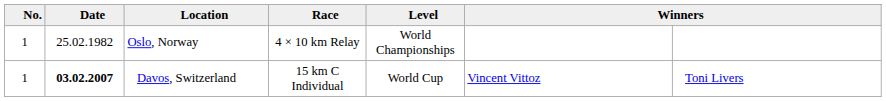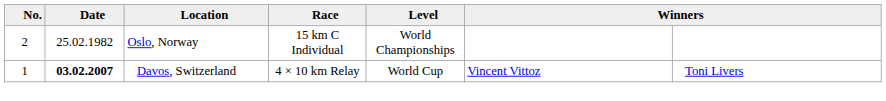(25, 42) 1 -> (25, 42) 2
(317, 42) 4 × 10 km Relay -> (317, 42) 15 km C Individual
(317, 78) 15 km C Individual -> (317, 70) 4 × 10 km Relay
